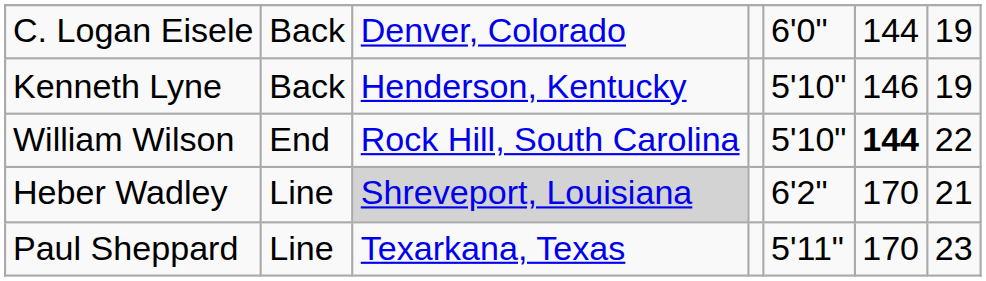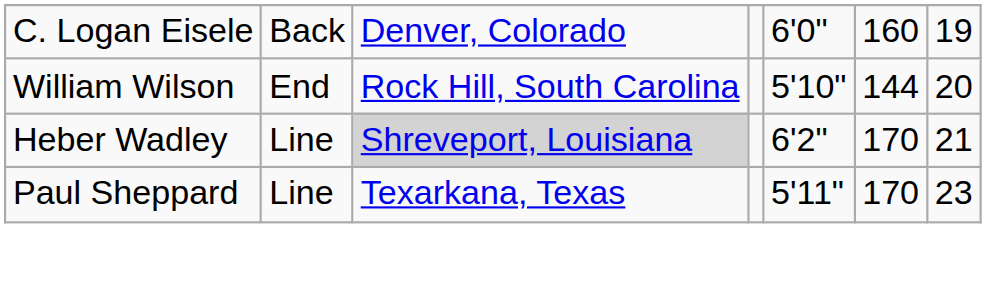(891, 31) 144 -> (891, 31) 160
- row: (117, 85)
(891, 139) bold -> (891, 85) normal
(954, 139) 22 -> (954, 85) 20
